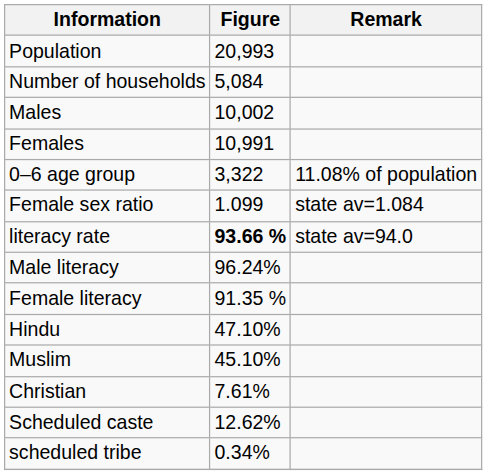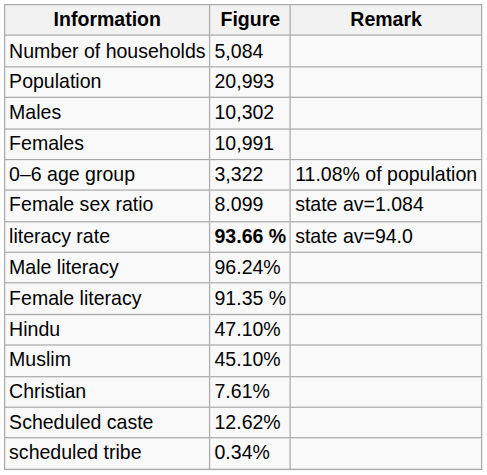rows swapped: (55, 50) <-> (107, 81)
(244, 112) 10,002 -> (244, 112) 10,302
(239, 205) 1.099 -> (239, 205) 8.099
